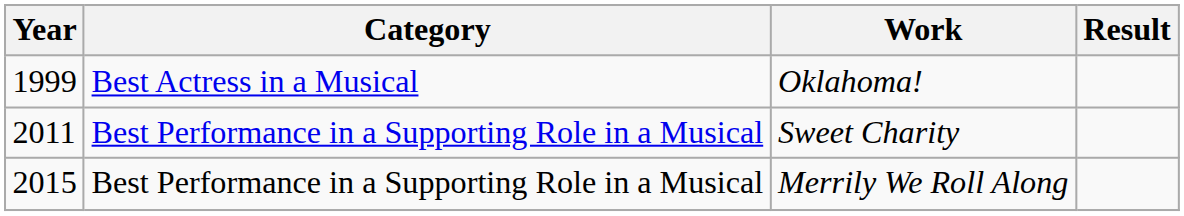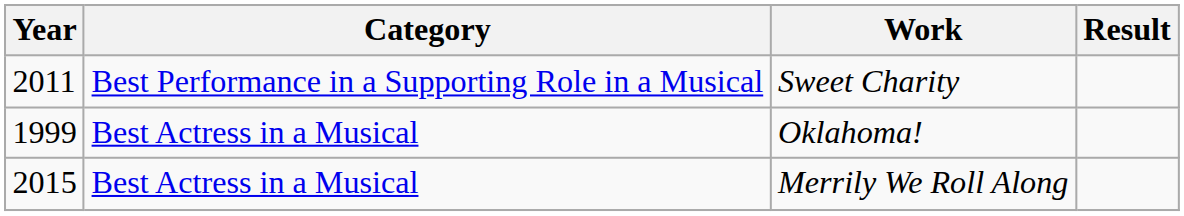rows swapped: (850, 81) <-> (869, 132)
(427, 183) Best Performance in a Supporting Role in a Musical -> (255, 183) Best Actress in a Musical
